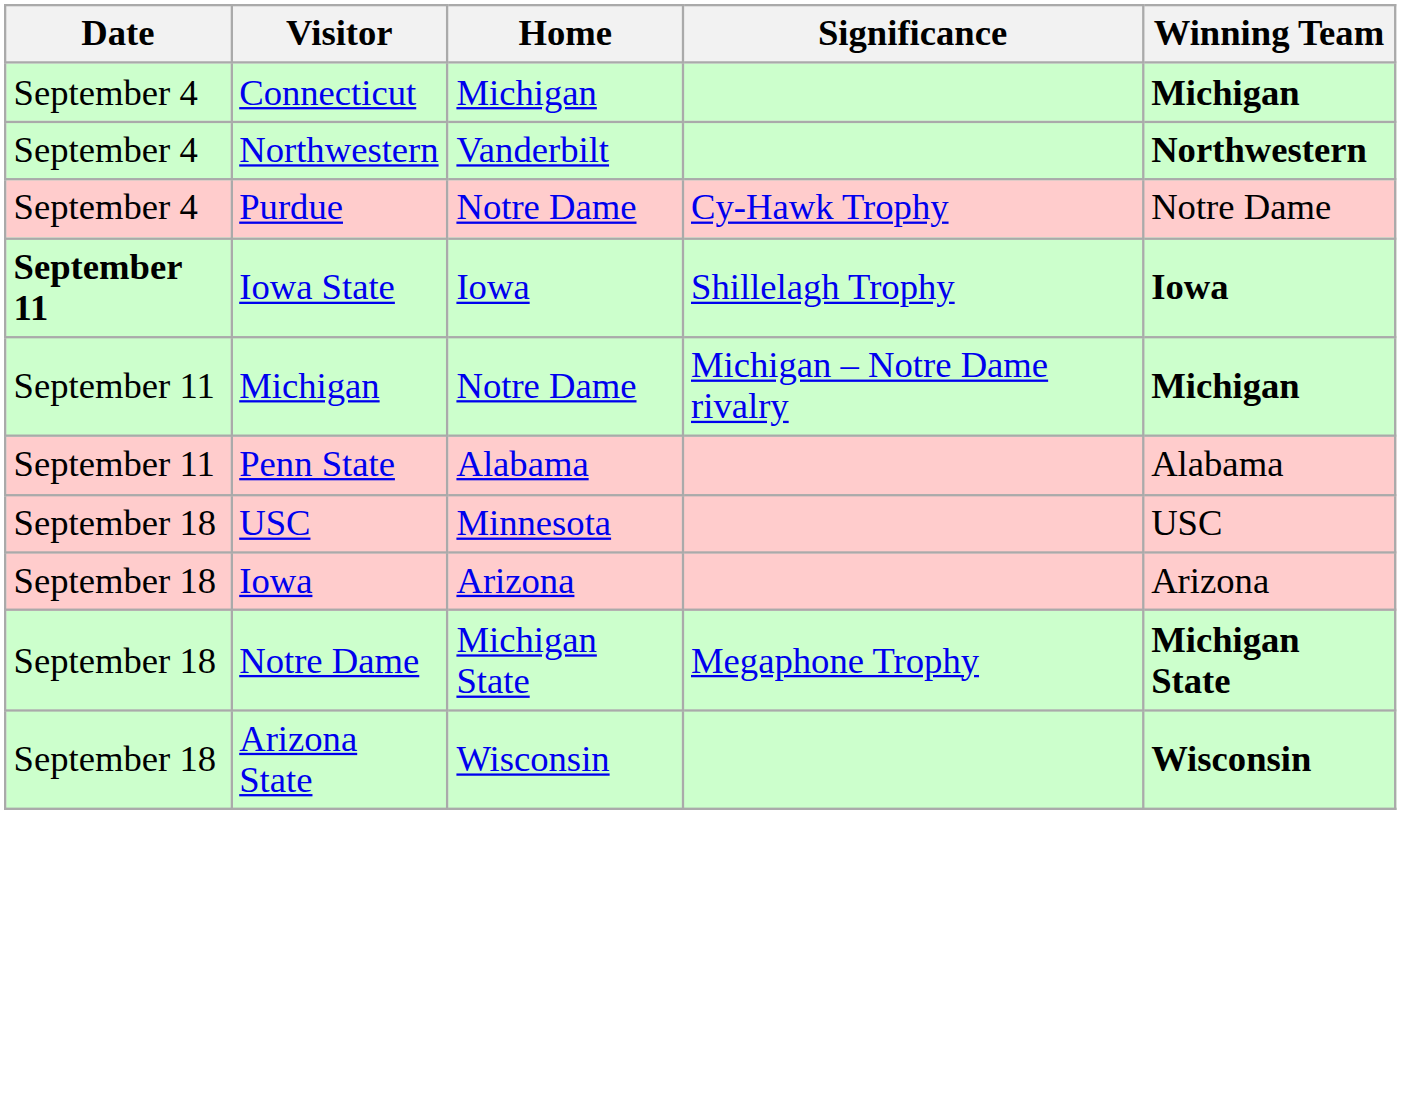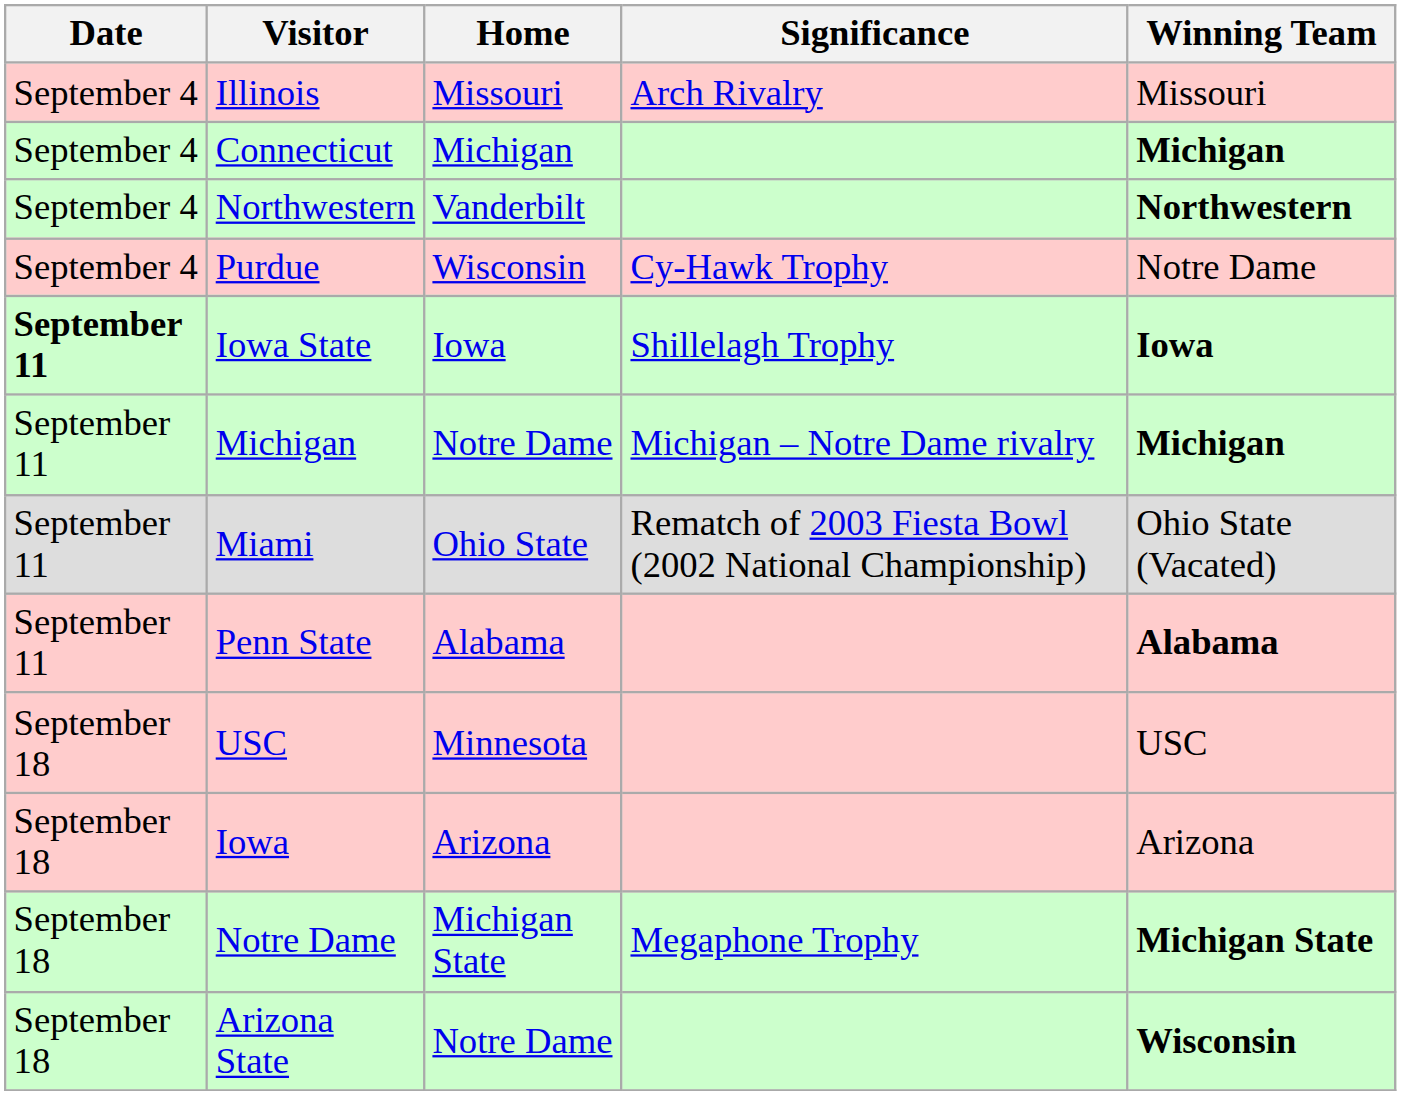+ row: (268, 91)
(546, 207) Notre Dame -> (509, 265) Wisconsin
+ row: (265, 543)
(1217, 464) normal -> (1207, 642) bold
(533, 758) Wisconsin -> (522, 1040) Notre Dame
